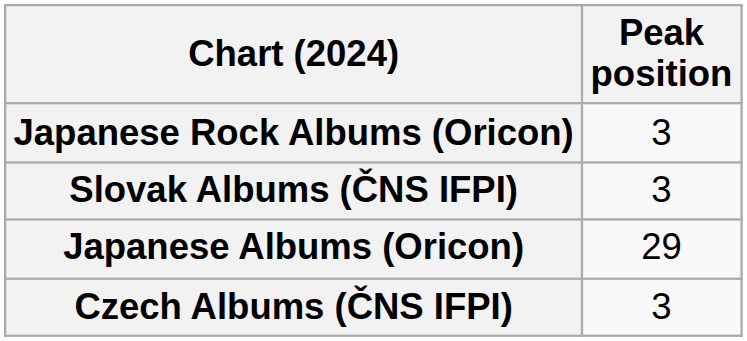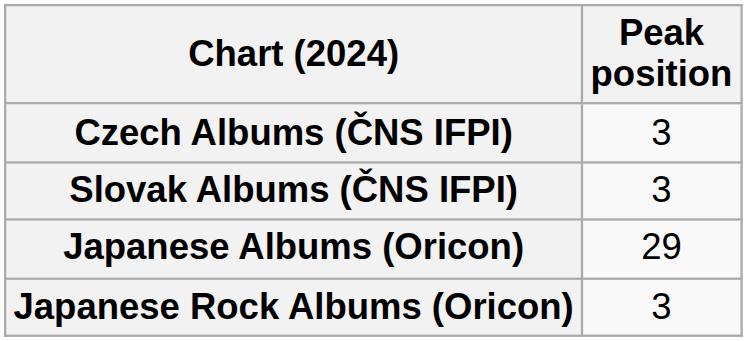rows swapped: (294, 305) <-> (294, 132)
